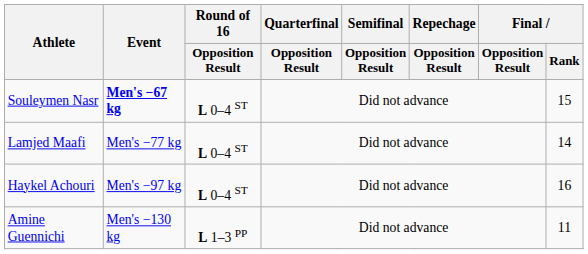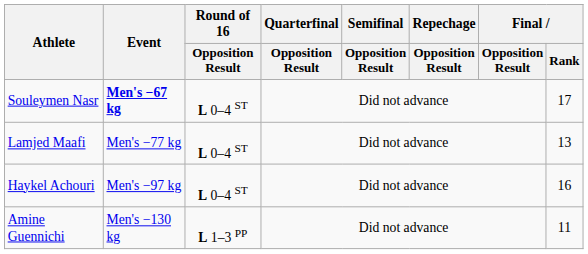(564, 101) 15 -> (564, 101) 17
(564, 143) 14 -> (564, 143) 13
